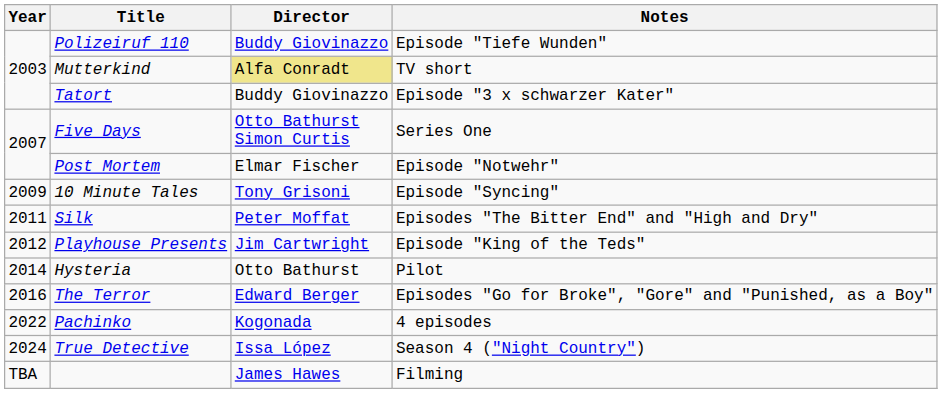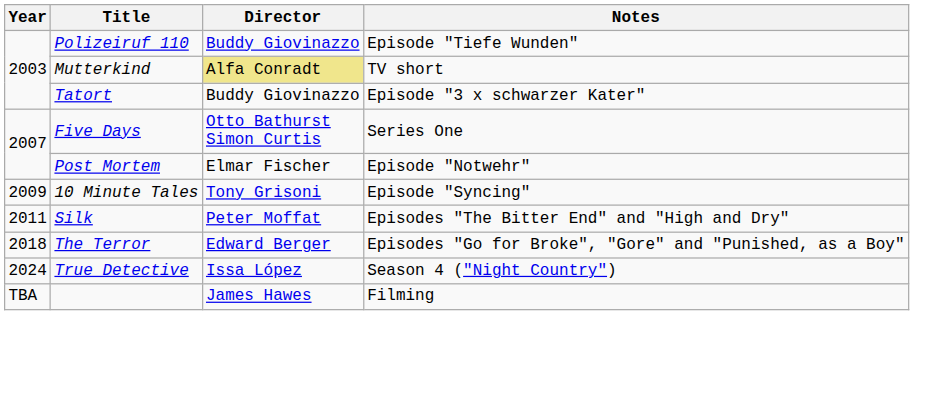- row: (141, 245)
- row: (93, 271)
(28, 297) 2016 -> (28, 245) 2018
- row: (93, 323)
